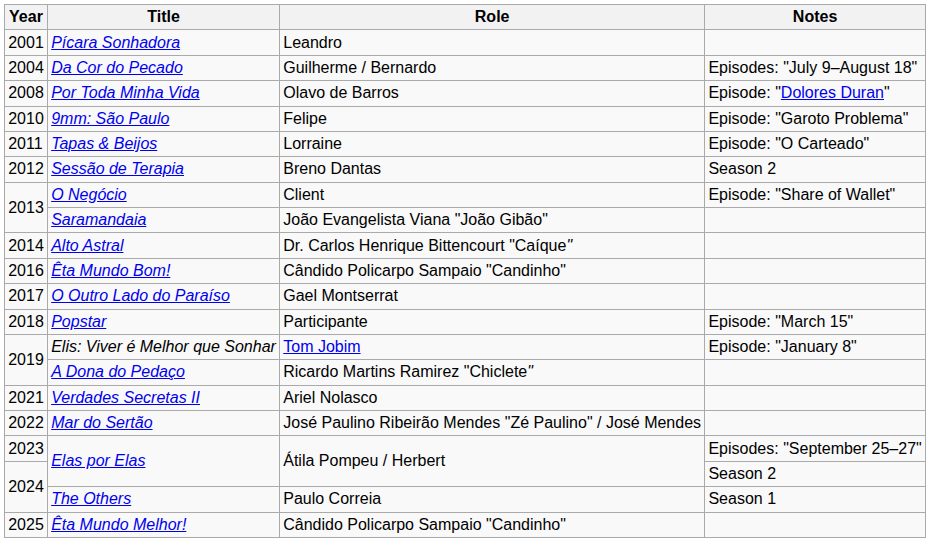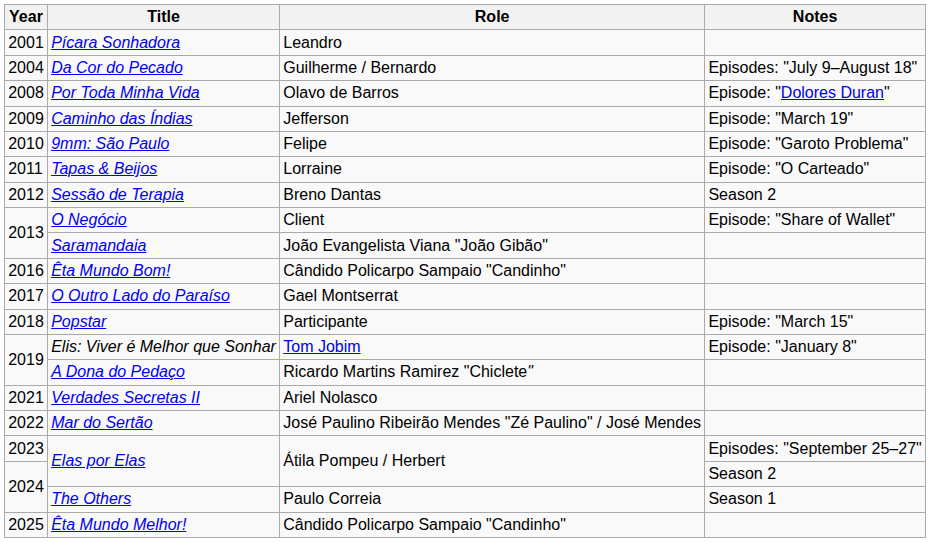+ row: (26, 118)
- row: (26, 245)
